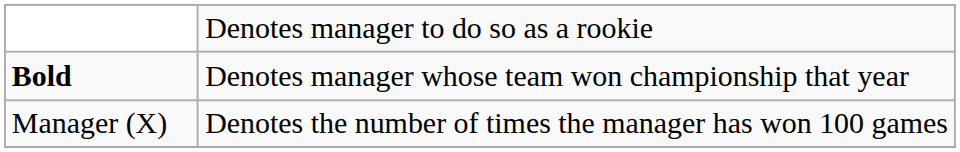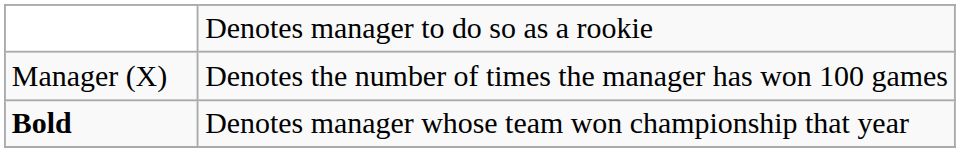rows swapped: (90, 123) <-> (42, 75)
